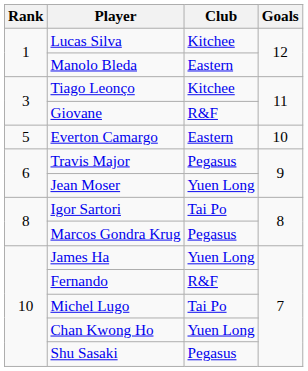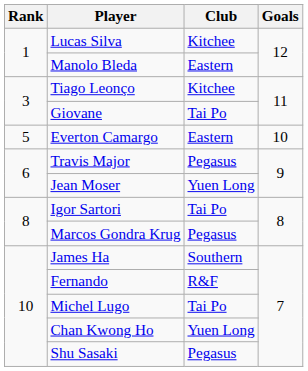(203, 112) R&F -> (207, 112) Tai Po
(221, 257) Yuen Long -> (215, 257) Southern
